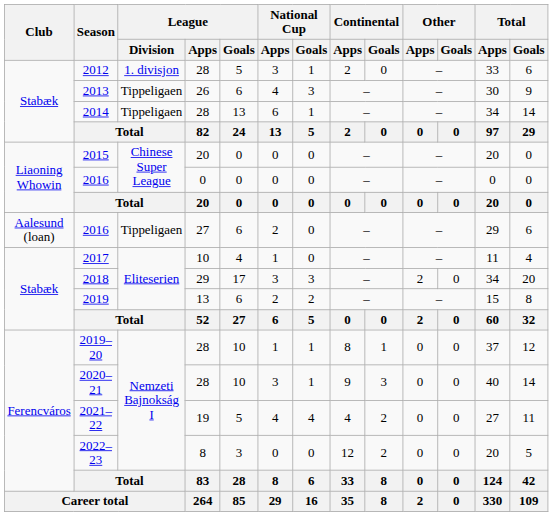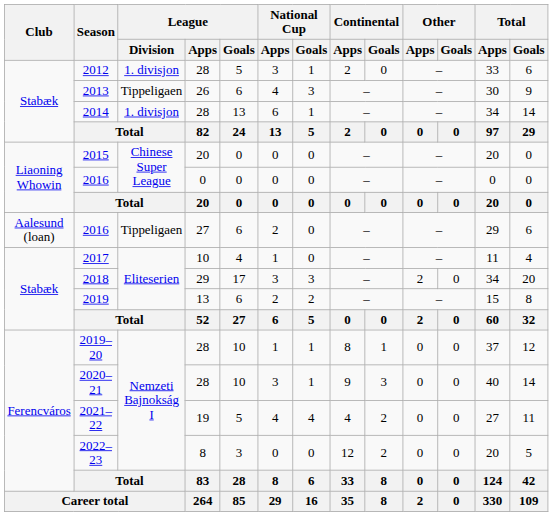(152, 111) Tippeligaen -> (152, 111) 1. divisjon
